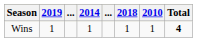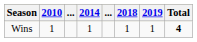columns swapped: (152, 12) <-> (52, 12)
